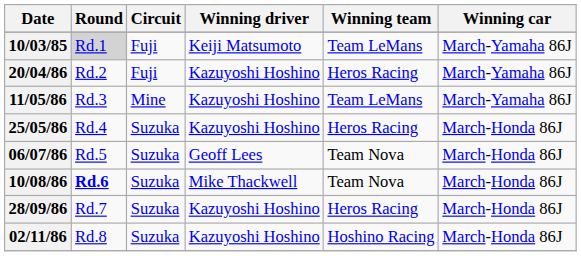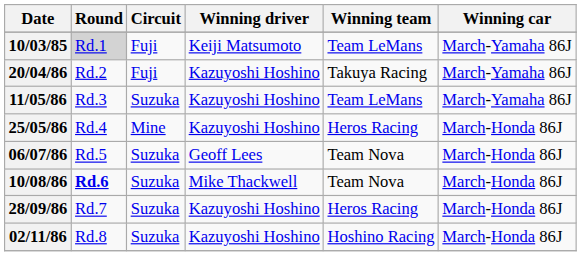(373, 73) Heros Racing -> (377, 73) Takuya Racing
(148, 100) Mine -> (155, 100) Suzuka
(155, 127) Suzuka -> (148, 127) Mine
